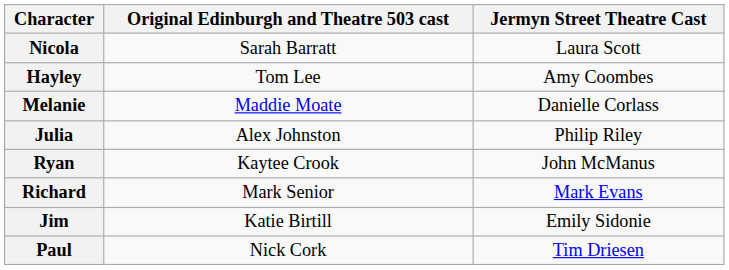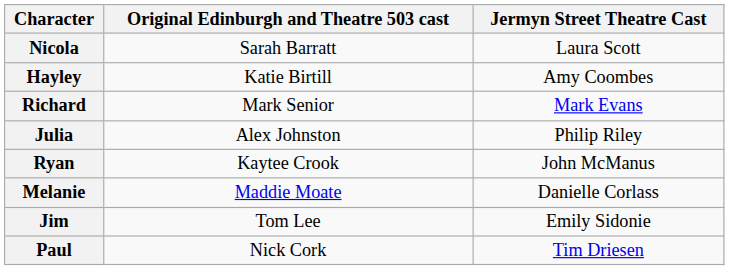(288, 76) Tom Lee -> (288, 76) Katie Birtill
rows swapped: (54, 105) <-> (54, 192)
(288, 221) Katie Birtill -> (288, 221) Tom Lee
